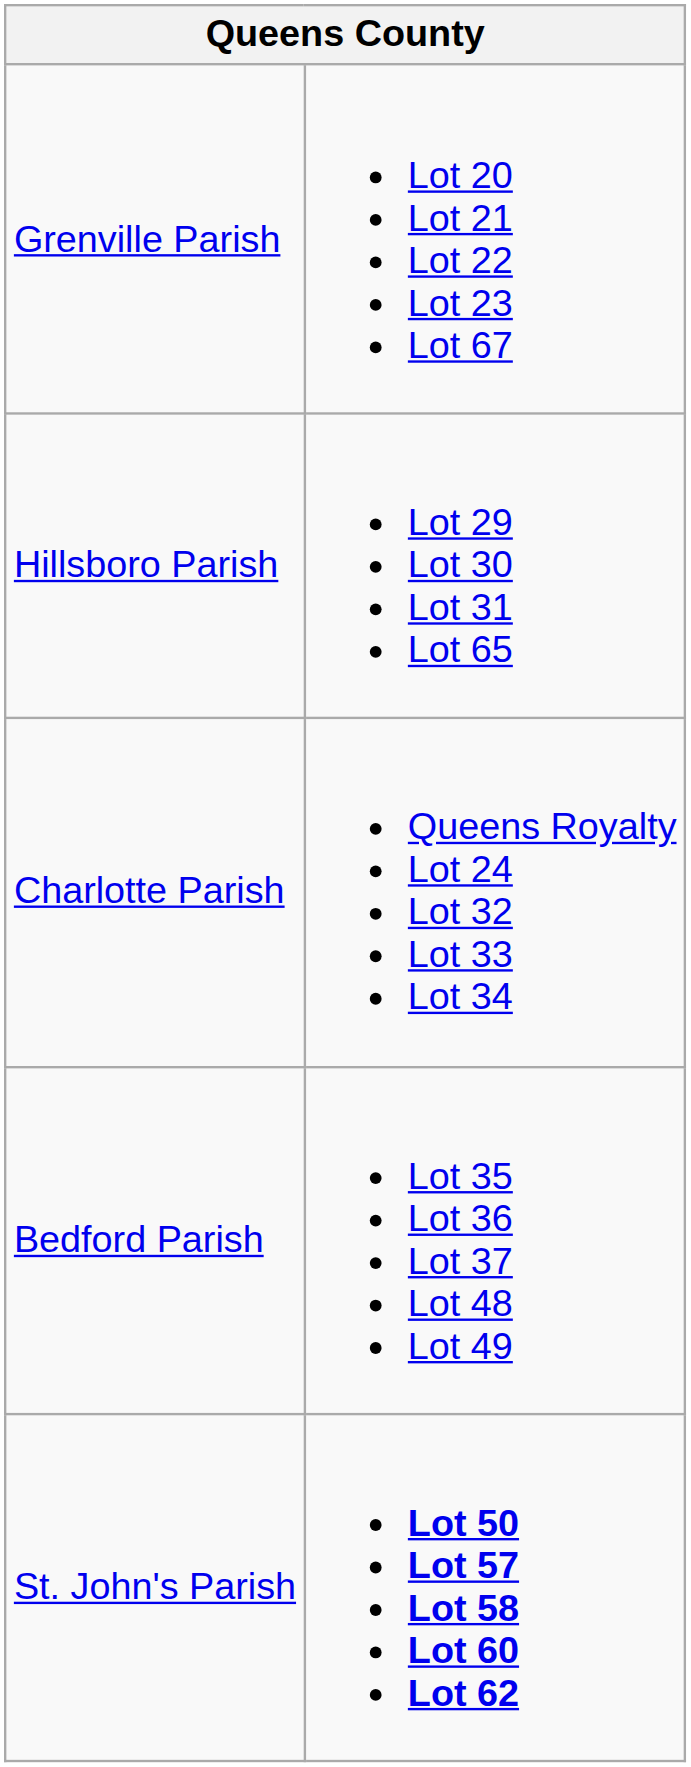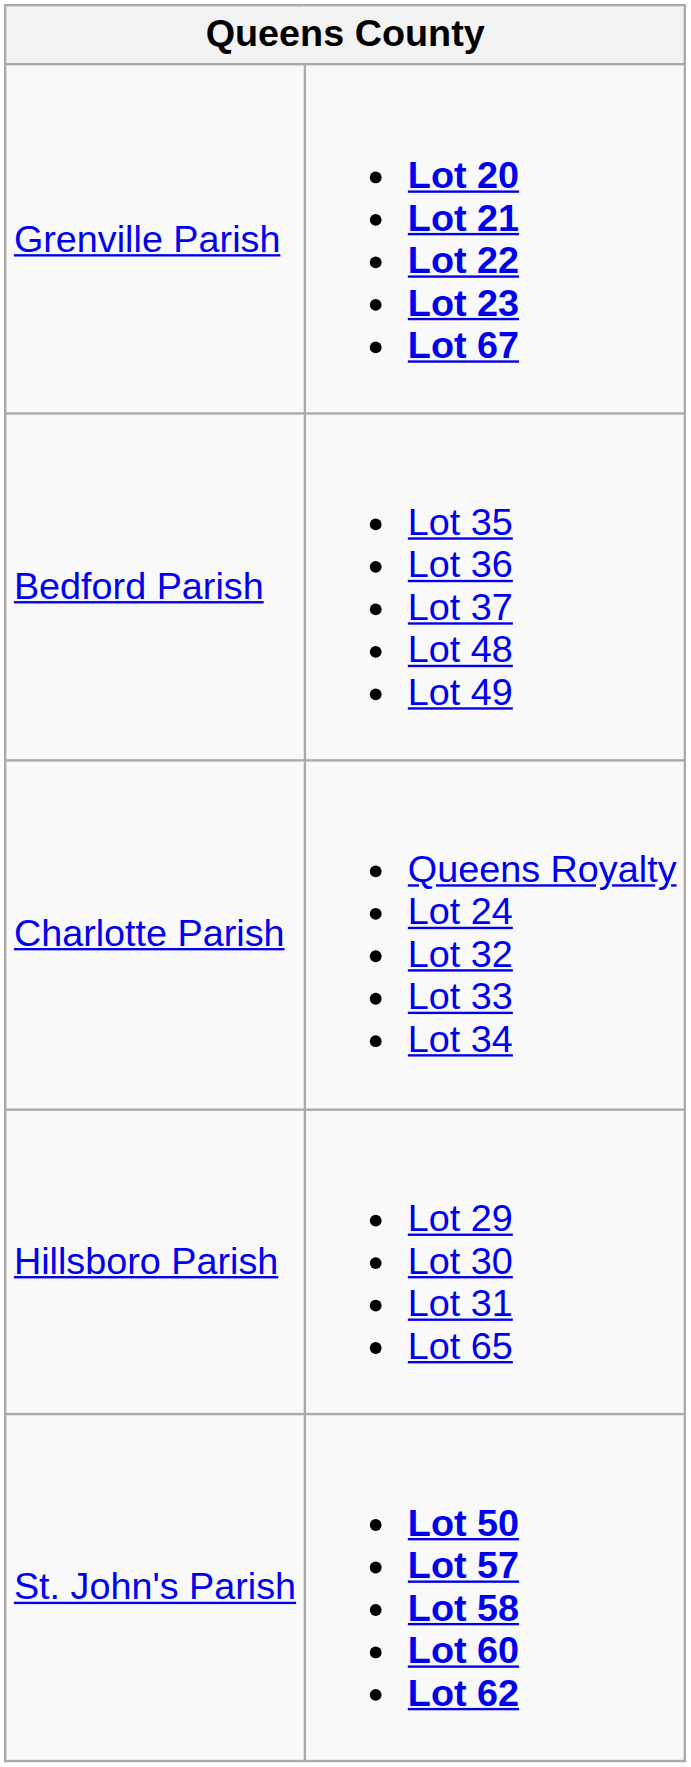(495, 260) normal -> (495, 260) bold
rows swapped: (146, 564) <-> (139, 1239)
